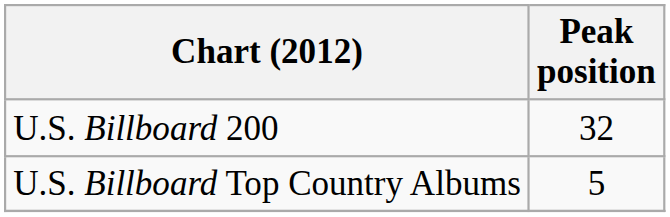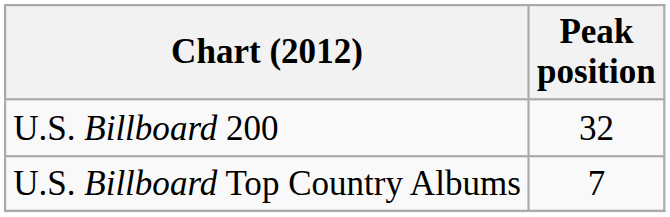(596, 182) 5 -> (596, 182) 7
